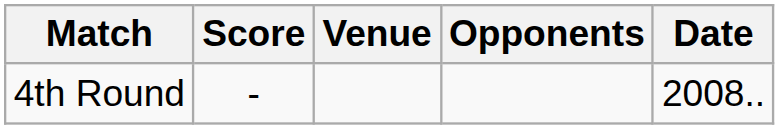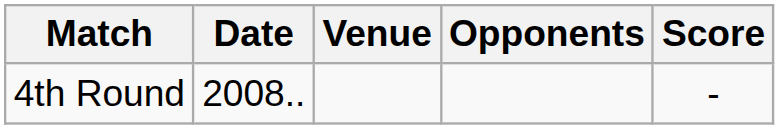columns swapped: (713, 33) <-> (254, 33)
